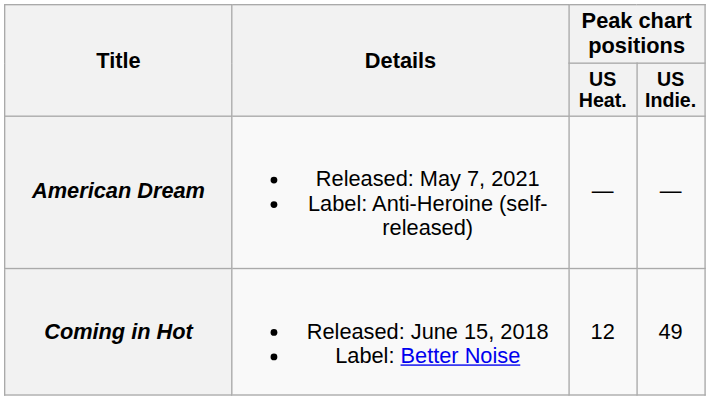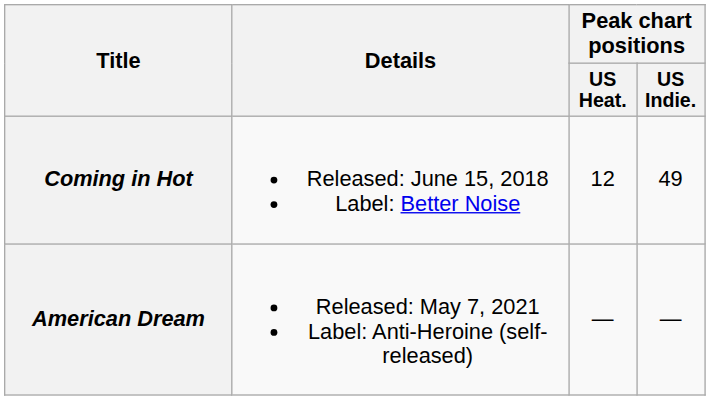rows swapped: (118, 331) <-> (118, 191)
